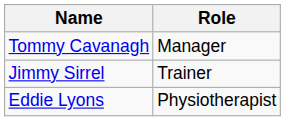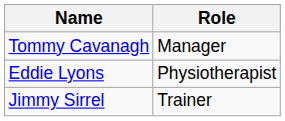rows swapped: (57, 73) <-> (56, 101)
